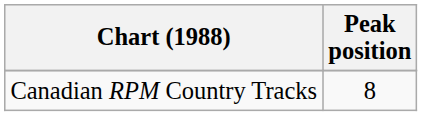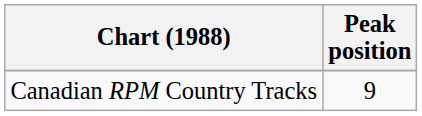(370, 90) 8 -> (370, 90) 9
